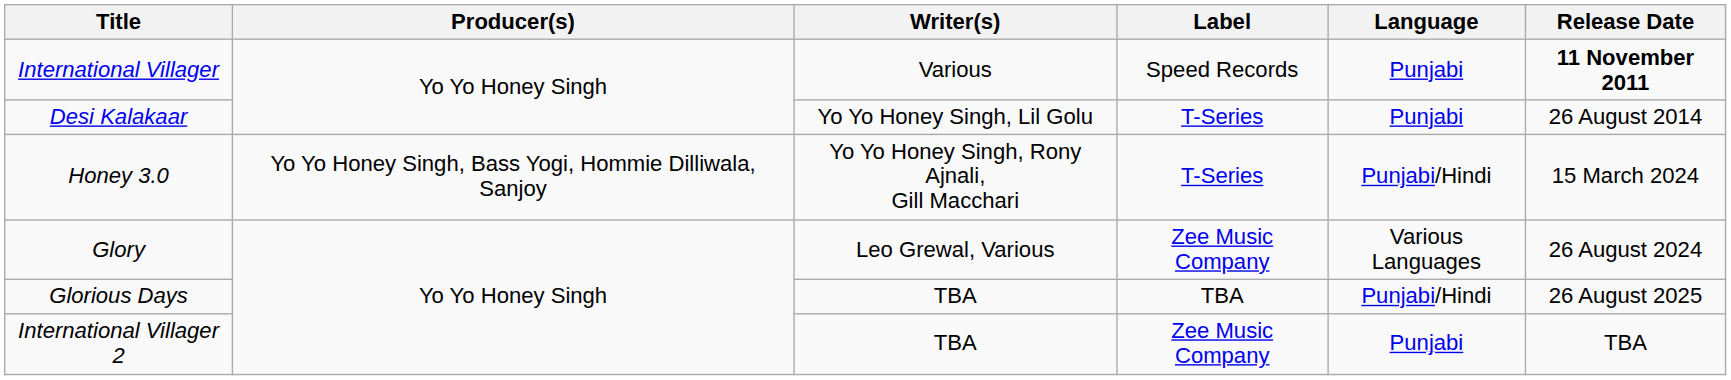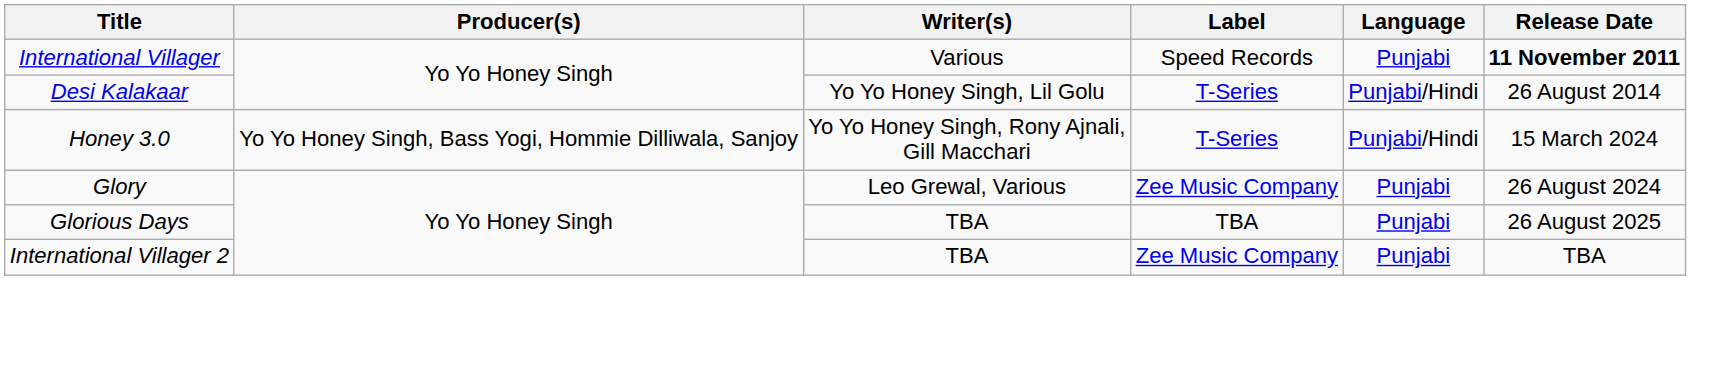(1426, 116) Punjabi -> (1413, 92) Punjabi/Hindi
(1426, 249) Various Languages -> (1413, 186) Punjabi
(1426, 296) Punjabi/Hindi -> (1413, 221) Punjabi
